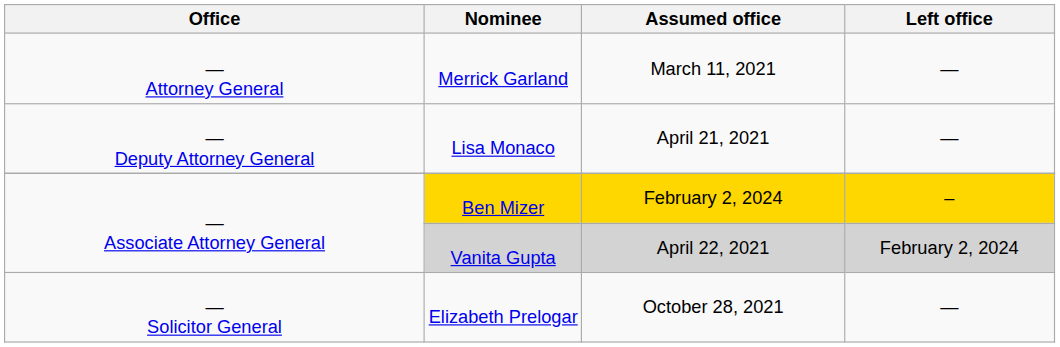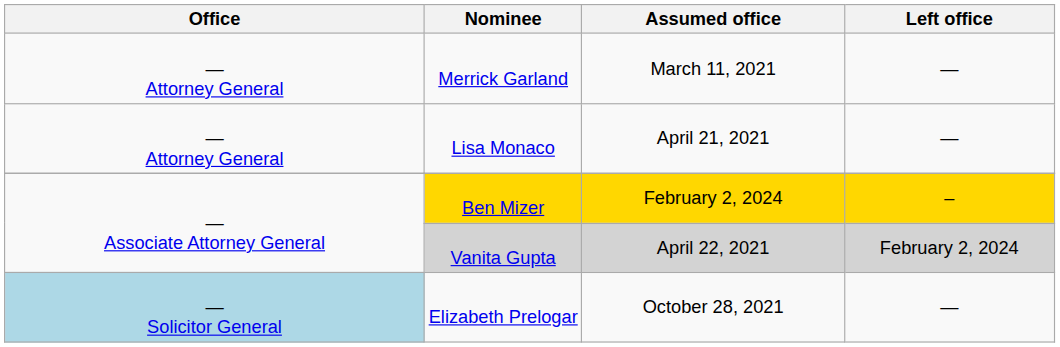(215, 148) — Deputy Attorney General -> (215, 148) — Attorney General
(215, 317) no background -> (215, 317) lightblue background
